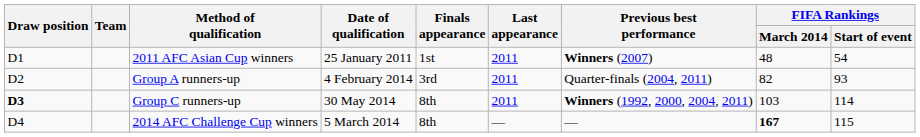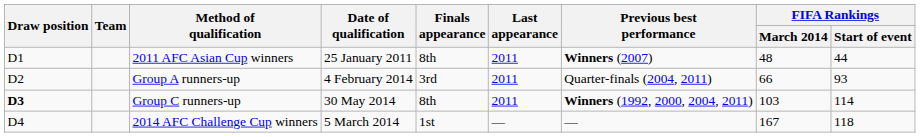(427, 57) 1st -> (428, 57) 8th
(841, 57) 54 -> (841, 57) 44
(766, 79) 82 -> (766, 79) 66
(428, 121) 8th -> (427, 121) 1st
(769, 121) bold -> (769, 121) normal
(844, 121) 115 -> (844, 121) 118
